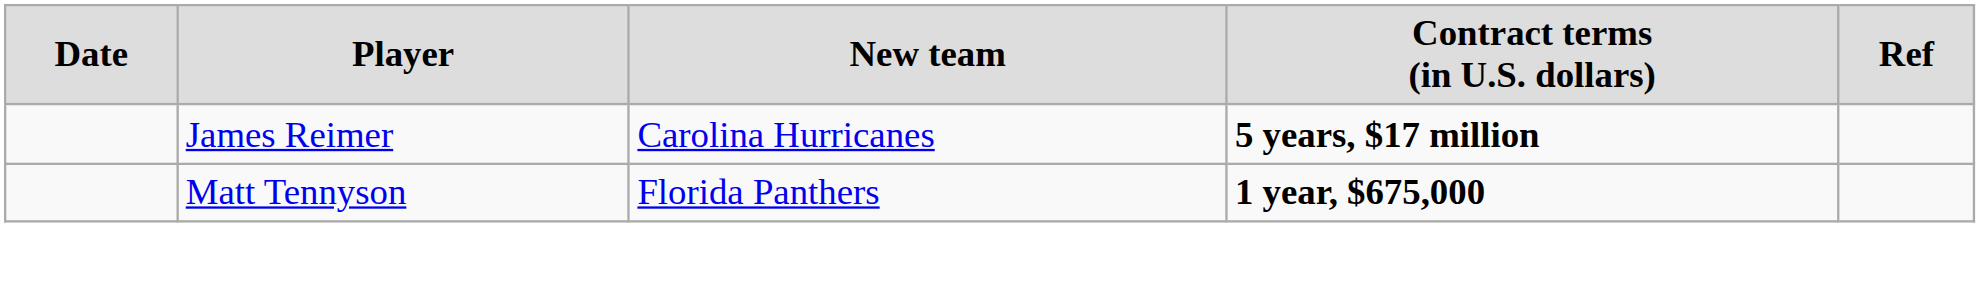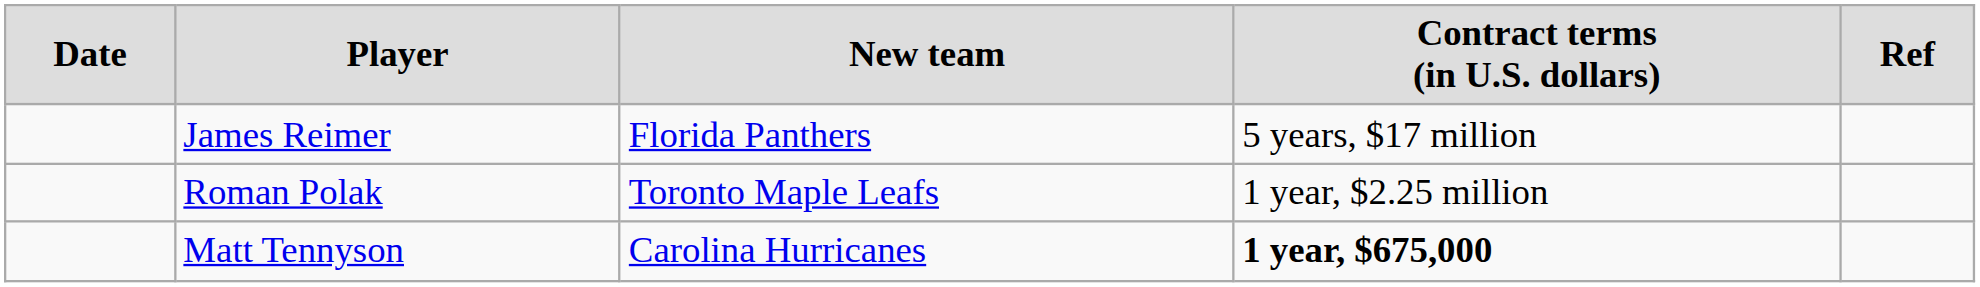(786, 133) Carolina Hurricanes -> (750, 133) Florida Panthers
(1387, 133) bold -> (1389, 133) normal
+ row: (283, 191)
(759, 191) Florida Panthers -> (778, 250) Carolina Hurricanes
